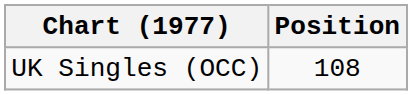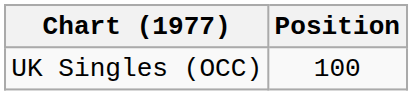(337, 69) 108 -> (337, 69) 100
